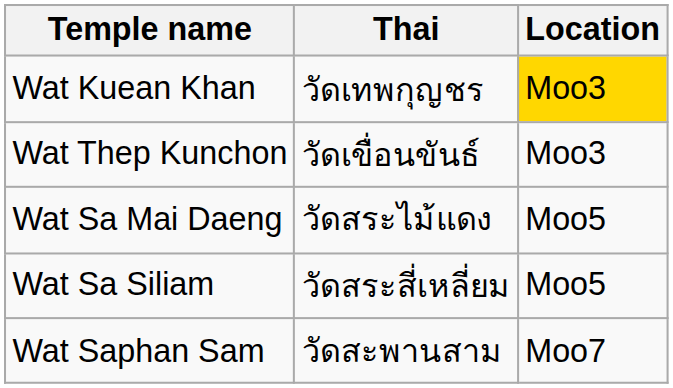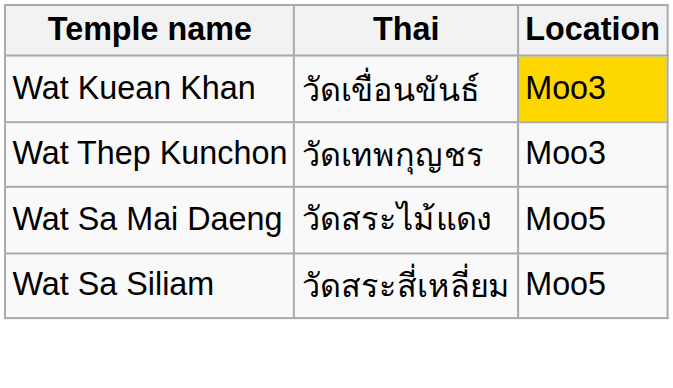(393, 89) วัดเทพกุญชร -> (391, 89) วัดเขื่อนขันธ์
(391, 154) วัดเขื่อนขันธ์ -> (393, 154) วัดเทพกุญชร
- row: (139, 350)
